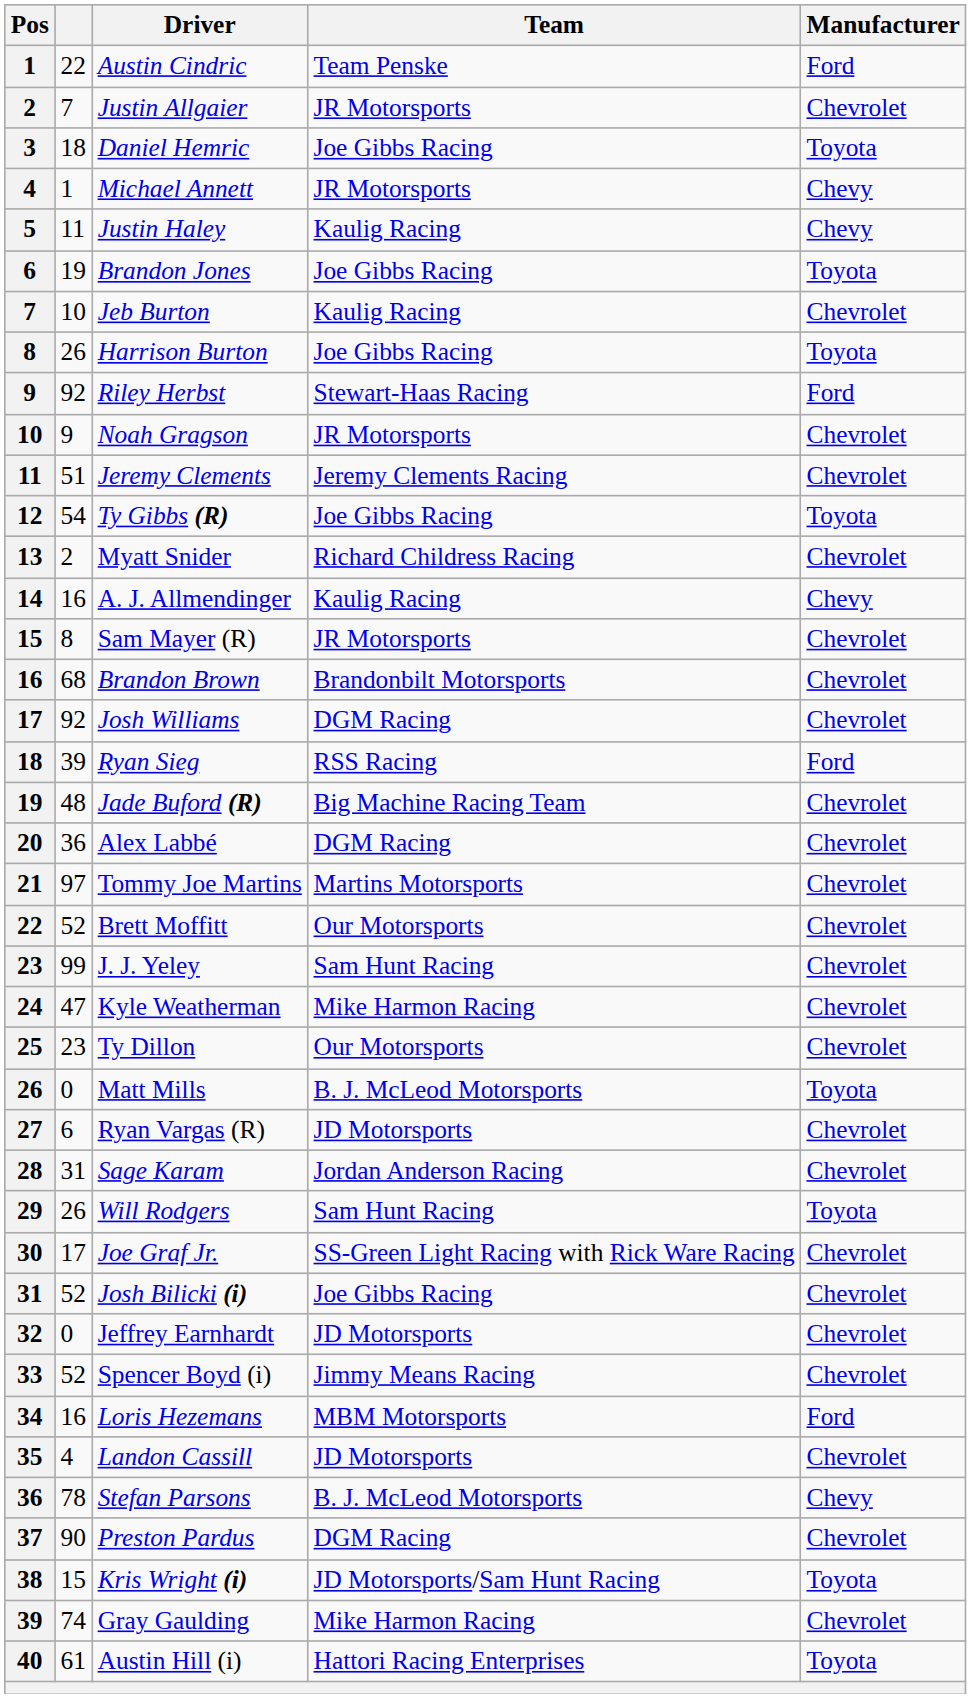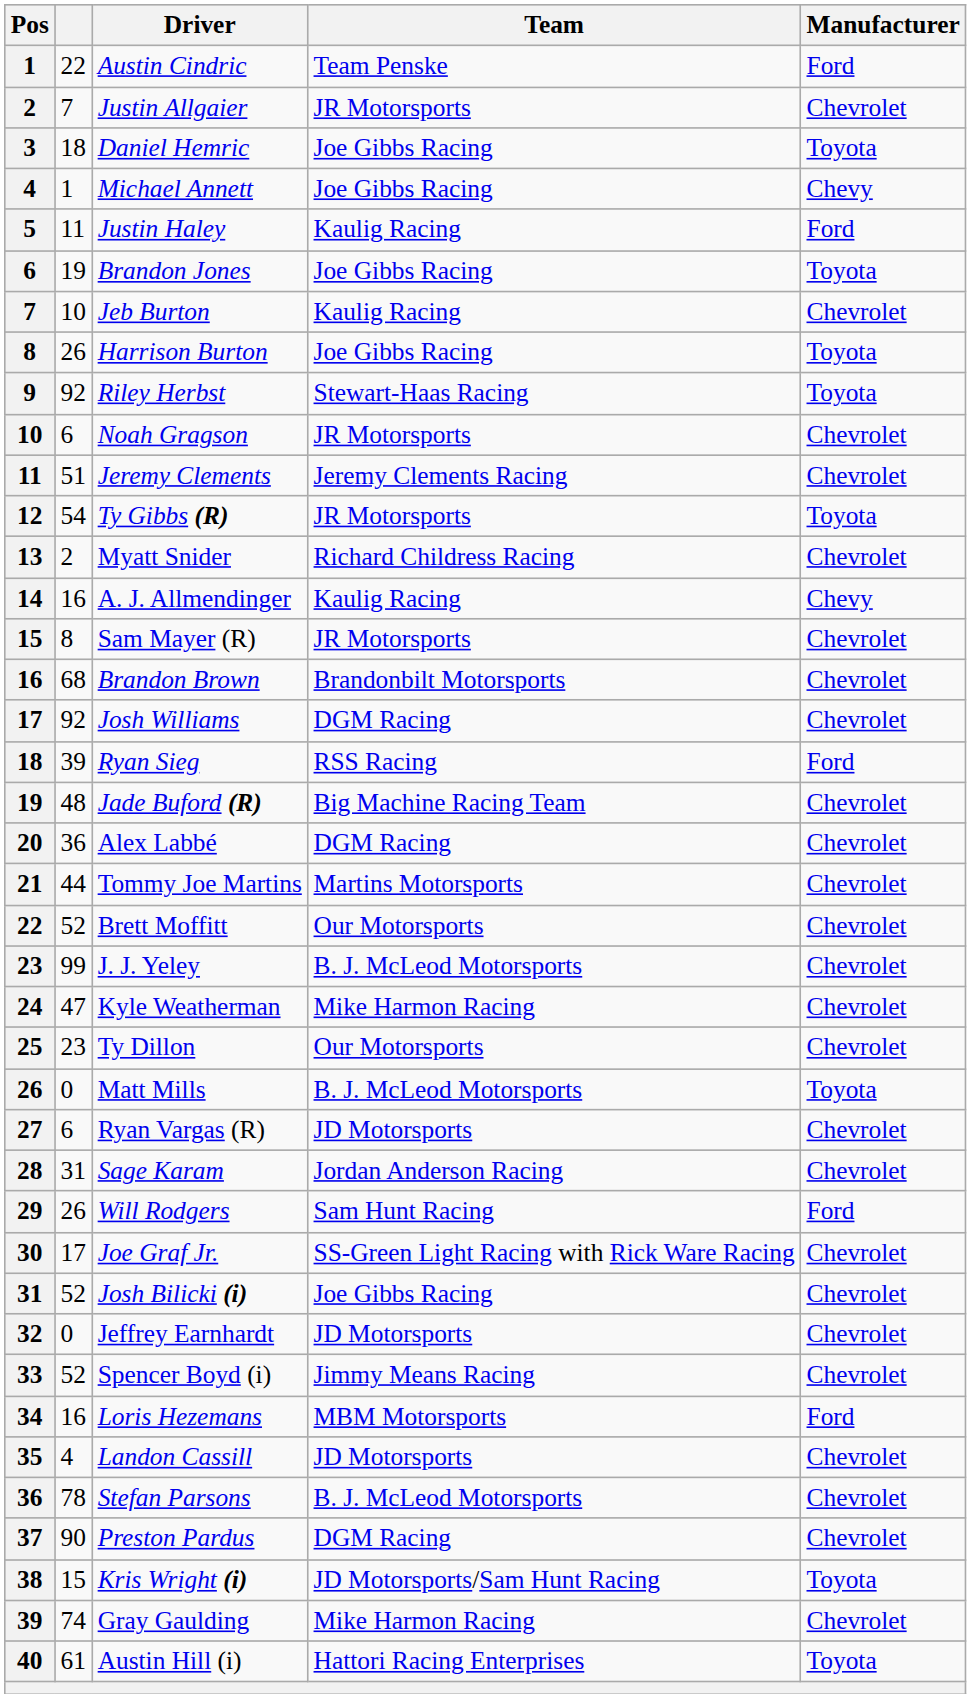(392, 188) JR Motorsports -> (403, 188) Joe Gibbs Racing
(840, 229) Chevy -> (830, 229) Ford
(830, 392) Ford -> (842, 392) Toyota
(67, 433) 9 -> (67, 433) 6
(403, 515) Joe Gibbs Racing -> (392, 515) JR Motorsports
(73, 883) 97 -> (73, 883) 44
(404, 965) Sam Hunt Racing -> (448, 965) B. J. McLeod Motorsports
(842, 1210) Toyota -> (830, 1210) Ford
(840, 1497) Chevy -> (857, 1497) Chevrolet
